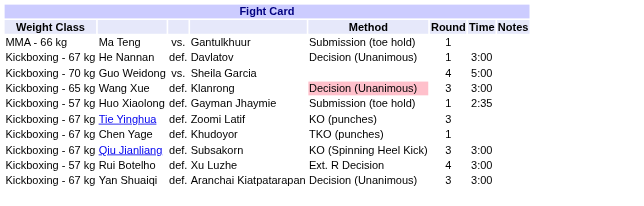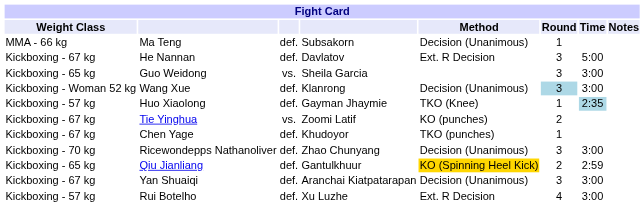(178, 42) vs. -> (289, 42) def.
(221, 42) Gantulkhuur -> (328, 42) Subsakorn
(362, 42) Submission (toe hold) -> (474, 42) Decision (Unanimous)
(363, 58) Decision (Unanimous) -> (457, 58) Ext. R Decision
(448, 58) 1 -> (559, 58) 3
(482, 58) 3:00 -> (593, 58) 5:00
(50, 73) Kickboxing - 70 kg -> (50, 73) Kickboxing - 65 kg
(448, 73) 4 -> (559, 73) 3
(482, 73) 5:00 -> (593, 73) 3:00
(50, 88) Kickboxing - 65 kg -> (71, 88) Kickboxing - Woman 52 kg
(363, 88) pink background -> (474, 88) no background
(448, 88) no background -> (559, 88) lightblue background
(362, 104) Submission (toe hold) -> (449, 104) TKO (Knee)
(482, 104) no background -> (593, 104) lightblue background
(178, 119) def. -> (289, 119) vs.
(448, 119) 3 -> (559, 119) 2
+ row: (208, 150)
(50, 150) Kickboxing - 67 kg -> (50, 165) Kickboxing - 65 kg
(217, 150) Subsakorn -> (331, 165) Gantulkhuur
(368, 150) no background -> (479, 165) gold background
(448, 150) 3 -> (559, 165) 2
(482, 150) 3:00 -> (593, 165) 2:59
rows swapped: (127, 165) <-> (128, 181)
